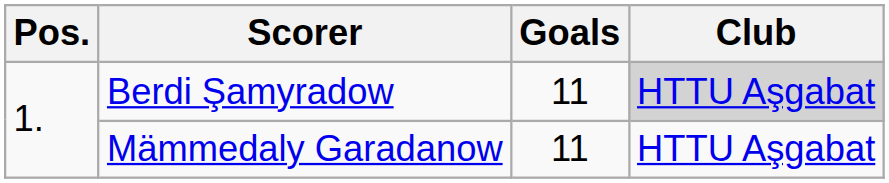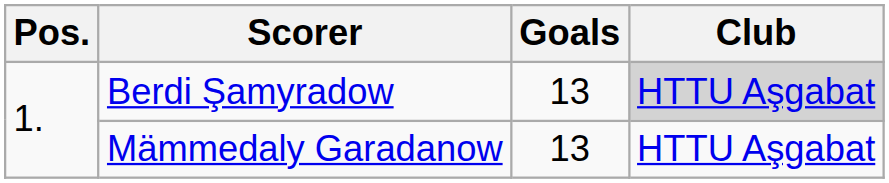(570, 90) 11 -> (570, 90) 13
(570, 148) 11 -> (570, 148) 13
